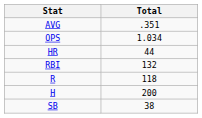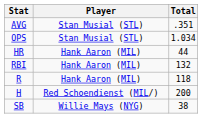+ column: (101, 11)
